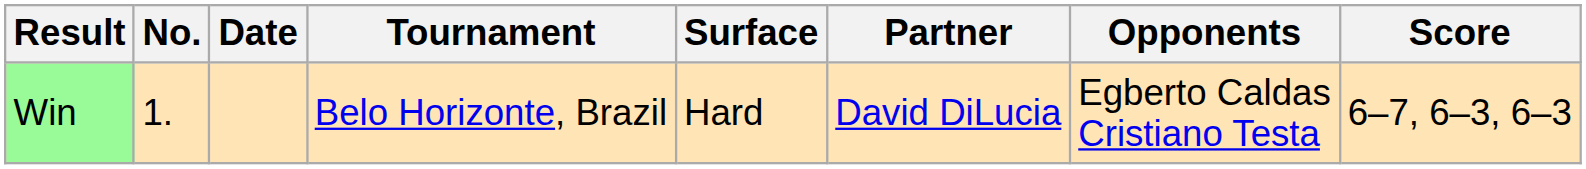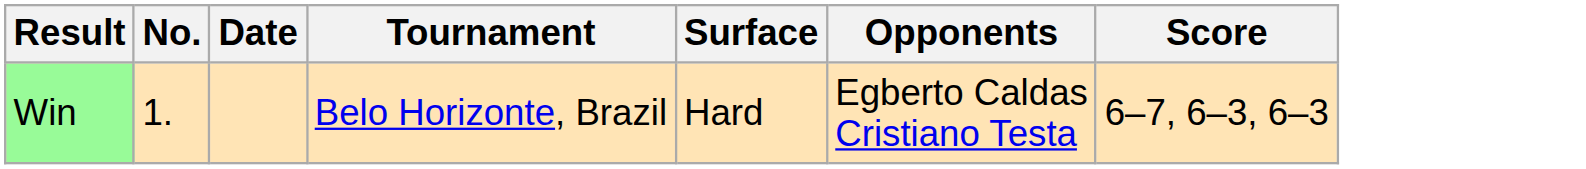- column: (948, 33)
